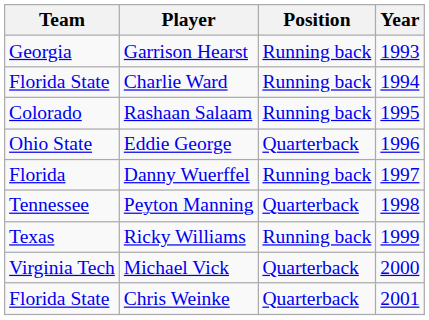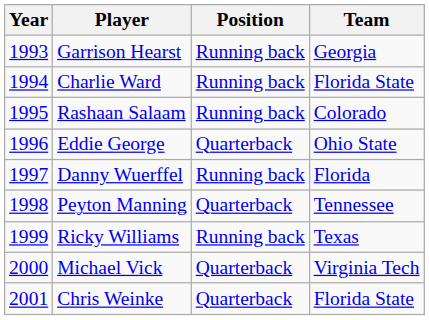columns swapped: (400, 19) <-> (62, 19)
